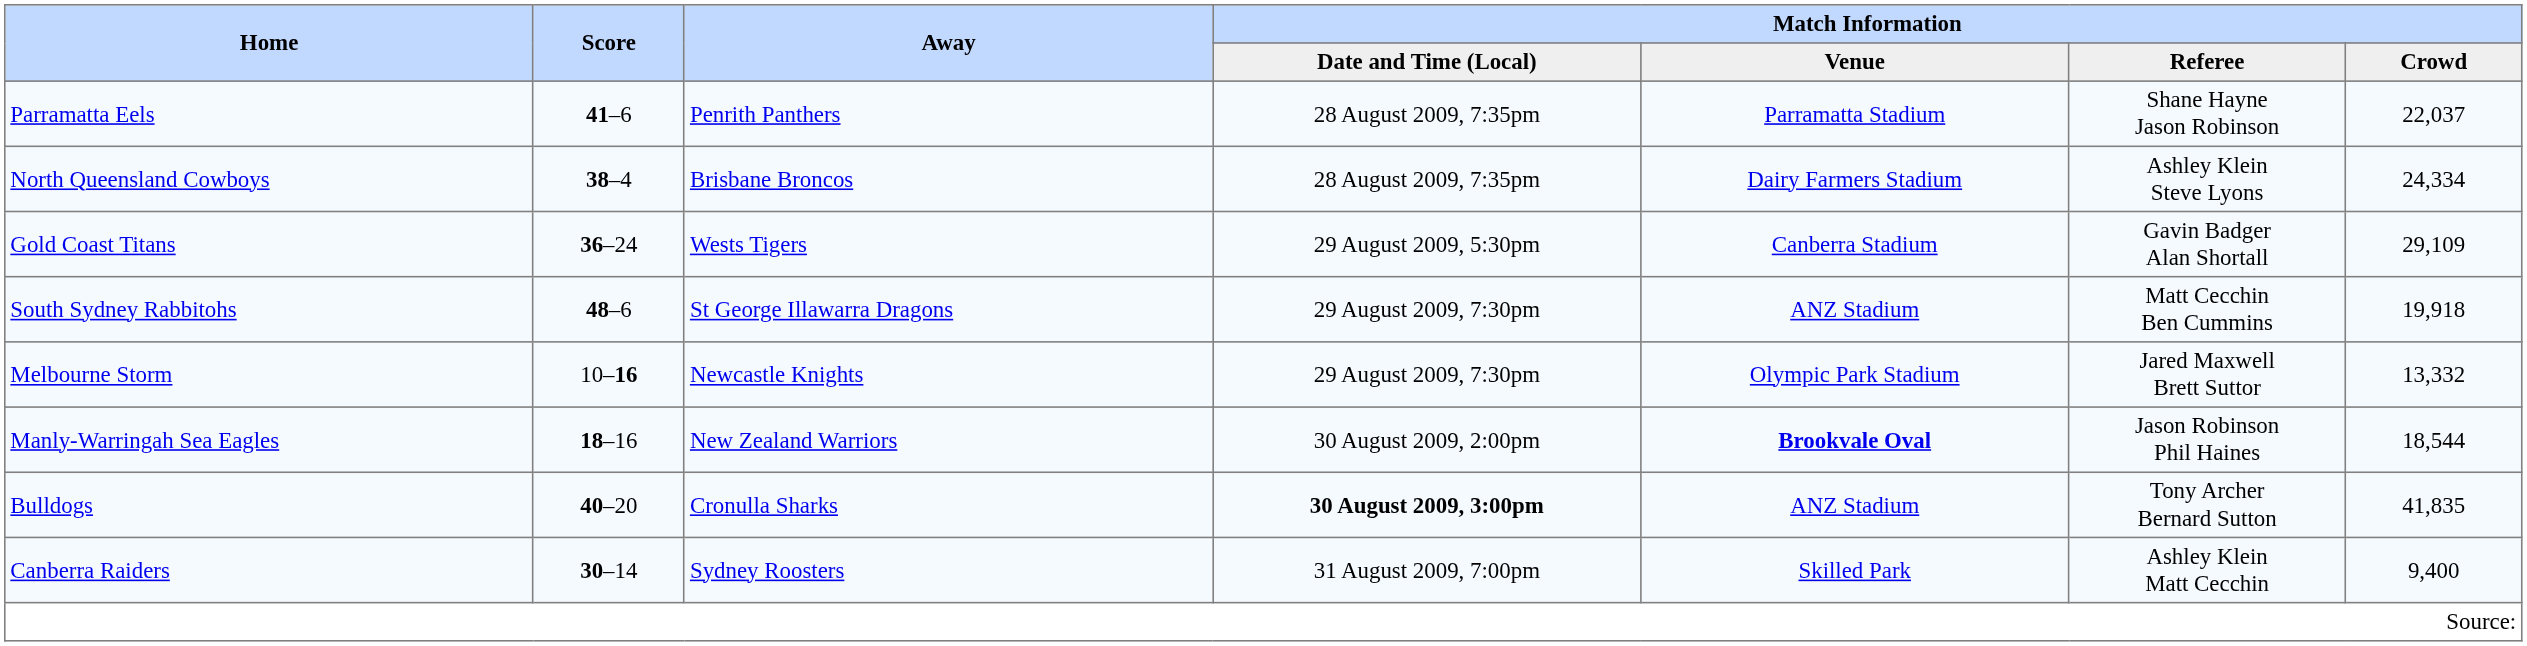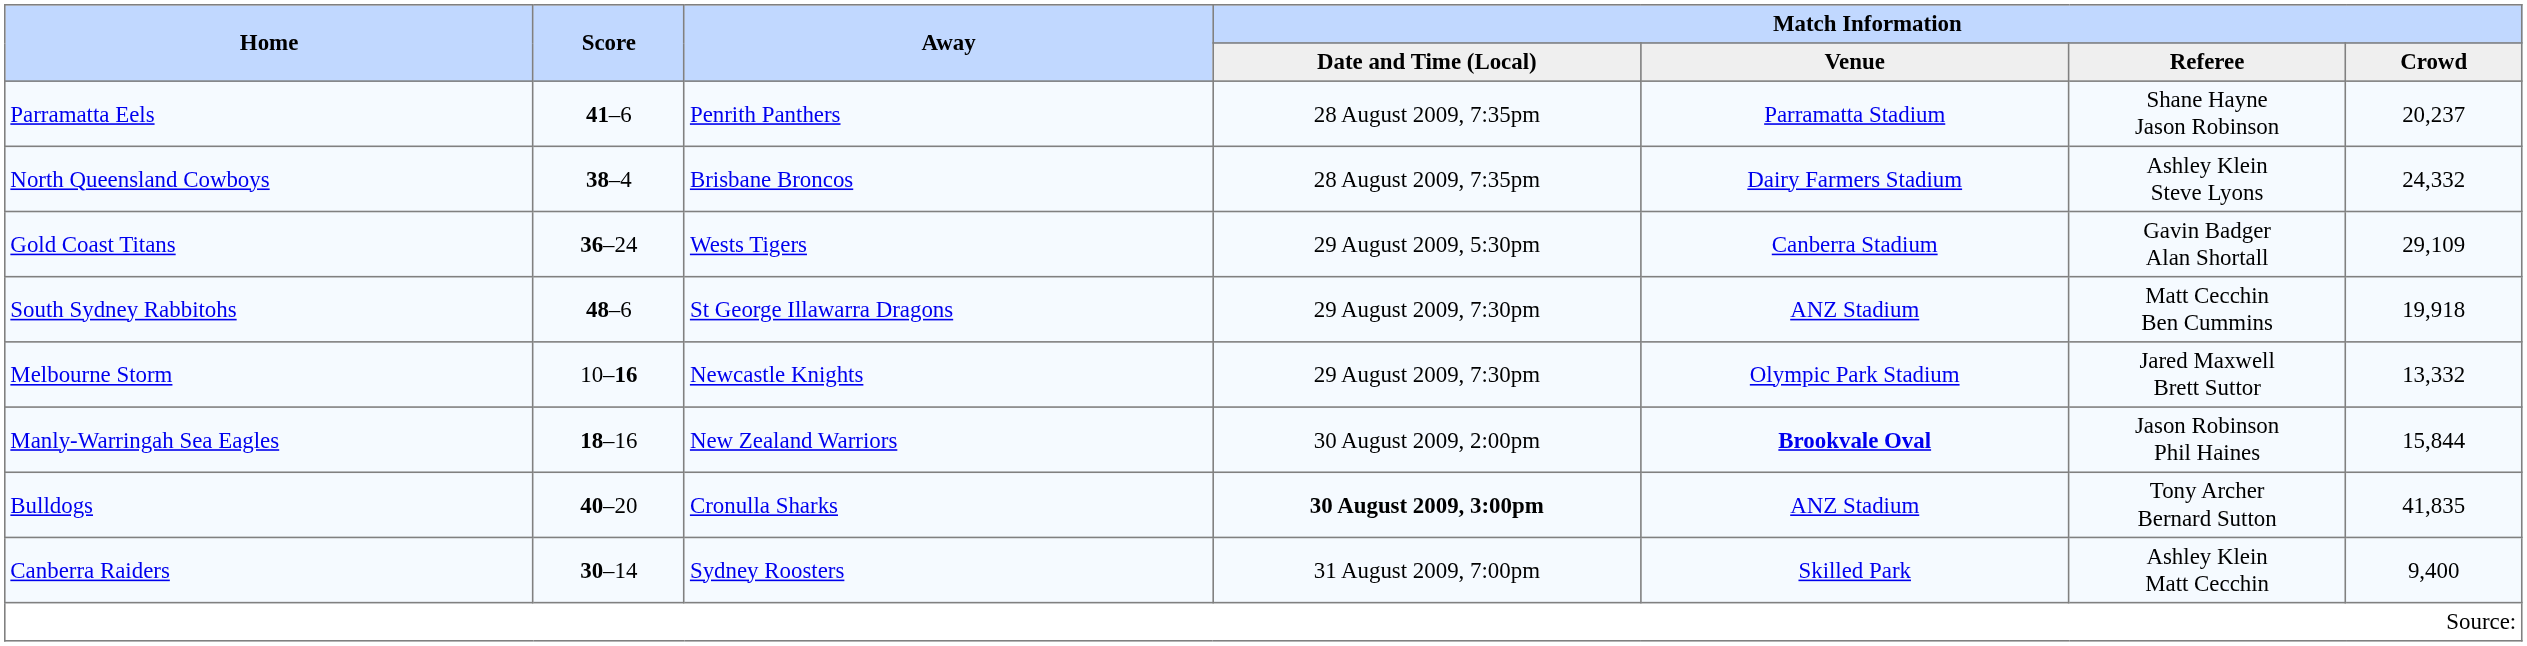(2434, 113) 22,037 -> (2434, 113) 20,237
(2434, 178) 24,334 -> (2434, 178) 24,332
(2434, 439) 18,544 -> (2434, 439) 15,844
